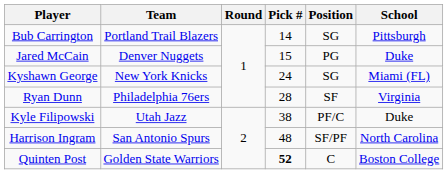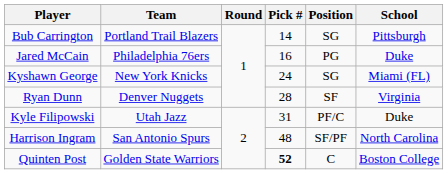(161, 55) Denver Nuggets -> (161, 55) Philadelphia 76ers
(285, 55) 15 -> (285, 55) 16
(161, 96) Philadelphia 76ers -> (161, 96) Denver Nuggets
(285, 117) 38 -> (285, 117) 31
